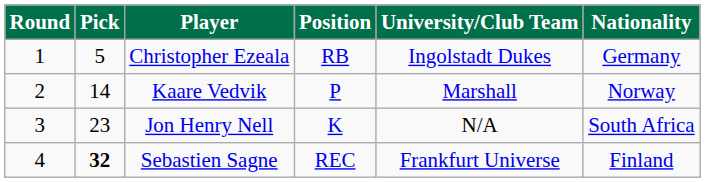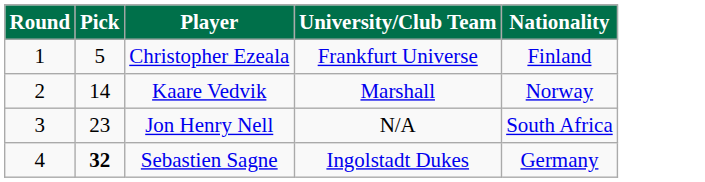- column: (335, 21)
(480, 56) Ingolstadt Dukes -> (398, 56) Frankfurt Universe
(641, 56) Germany -> (559, 56) Finland
(480, 160) Frankfurt Universe -> (398, 160) Ingolstadt Dukes
(641, 160) Finland -> (559, 160) Germany
